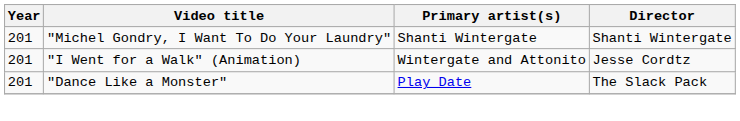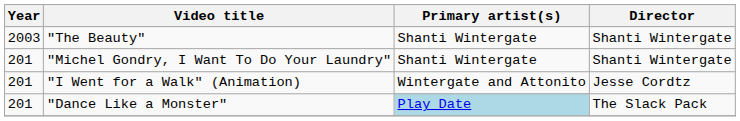+ row: (96, 38)
(434, 82) no background -> (434, 105) lightblue background
